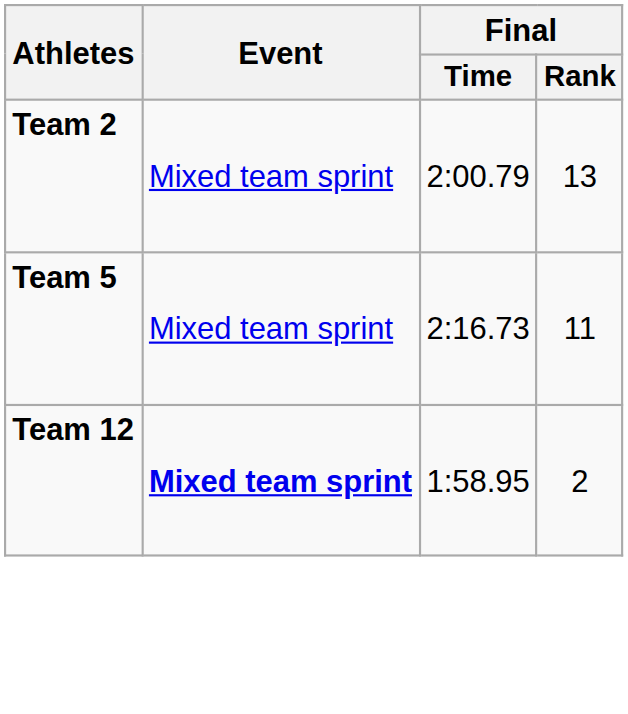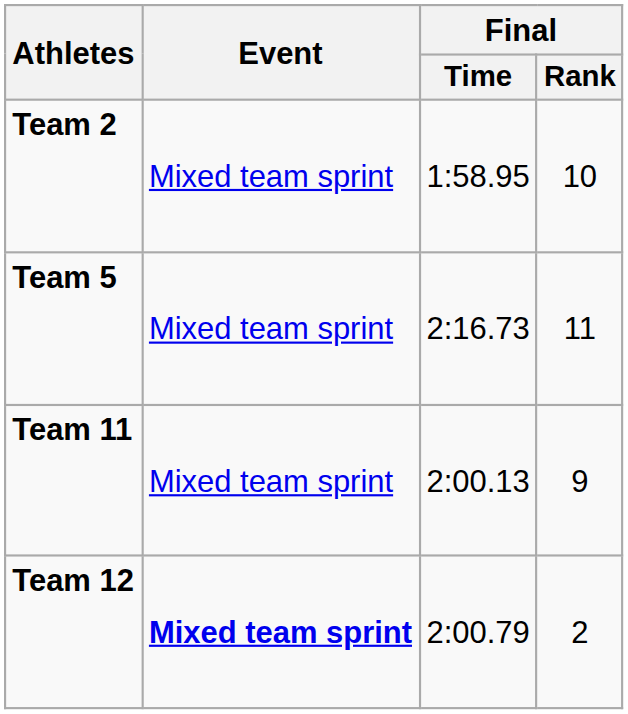(478, 177) 2:00.79 -> (478, 177) 1:58.95
(580, 177) 13 -> (580, 177) 10
+ row: (72, 429)
(478, 481) 1:58.95 -> (478, 633) 2:00.79
